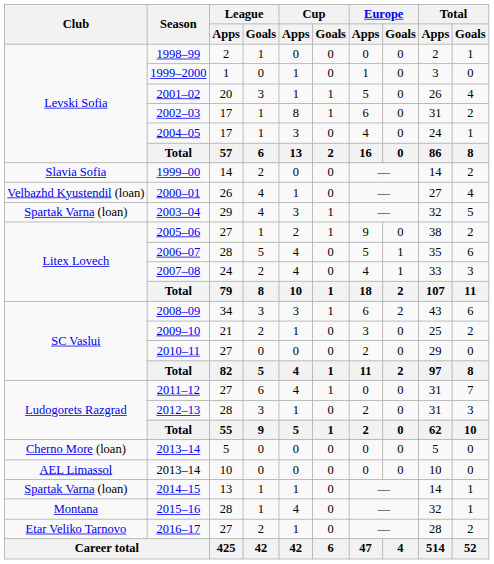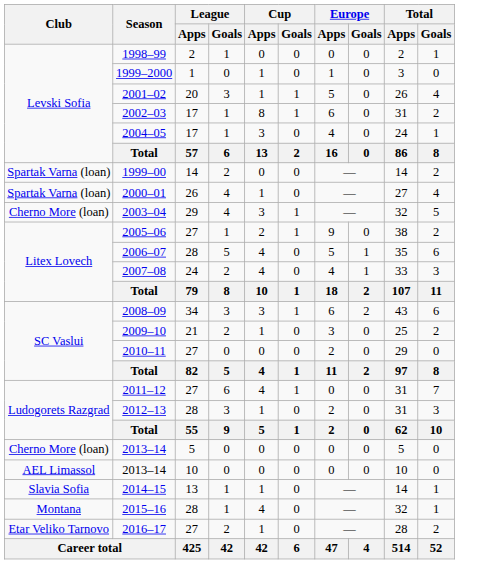(76, 172) Slavia Sofia -> (59, 172) Spartak Varna (loan)
(76, 192) Velbazhd Kyustendil (loan) -> (59, 192) Spartak Varna (loan)
(76, 212) Spartak Varna (loan) -> (59, 212) Cherno More (loan)
(76, 489) Spartak Varna (loan) -> (59, 489) Slavia Sofia
